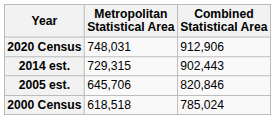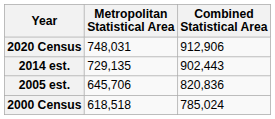(109, 66) 729,315 -> (109, 66) 729,135
(202, 85) 820,846 -> (202, 85) 820,836
